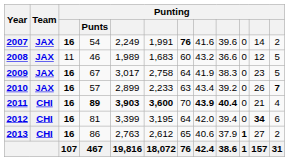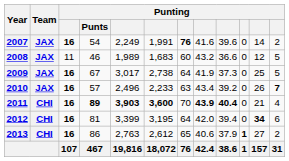(161, 73) 2,758 -> (161, 73) 2,738
(228, 73) 38.3 -> (228, 73) 37.3
(259, 73) 23 -> (259, 73) 25
(127, 88) 2,899 -> (127, 88) 2,496
